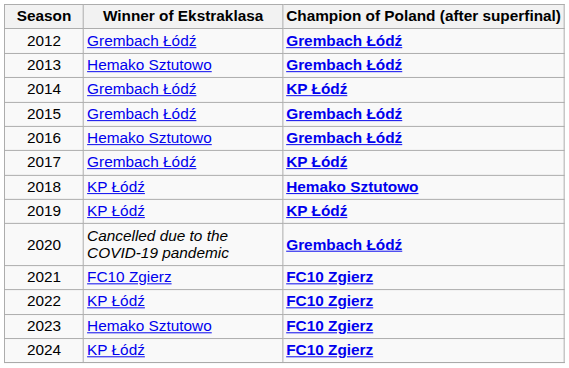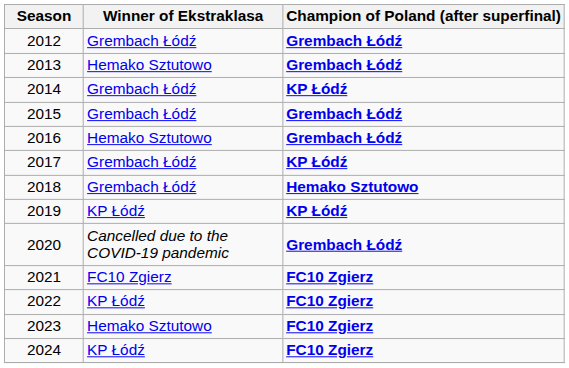(116, 187) KP Łódź -> (142, 187) Grembach Łódź
